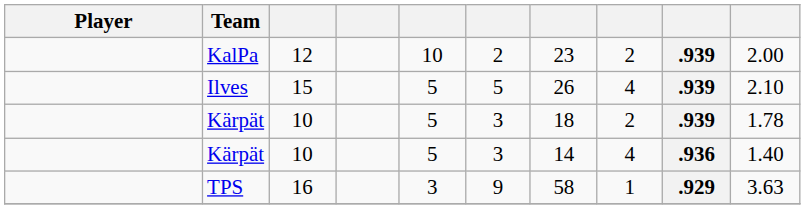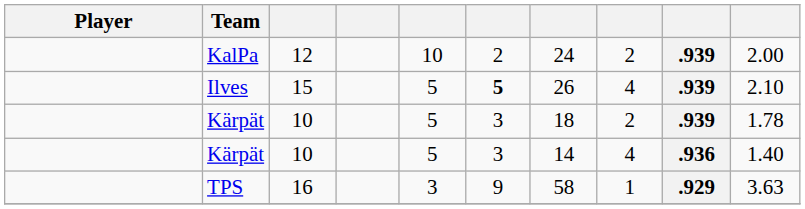(564, 54) 23 -> (564, 54) 24
(498, 87) normal -> (498, 87) bold
